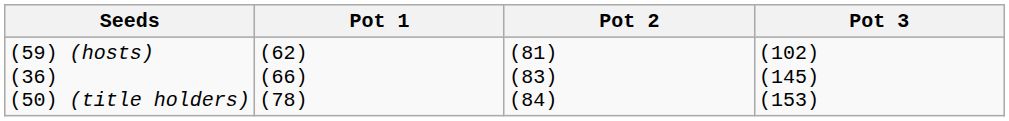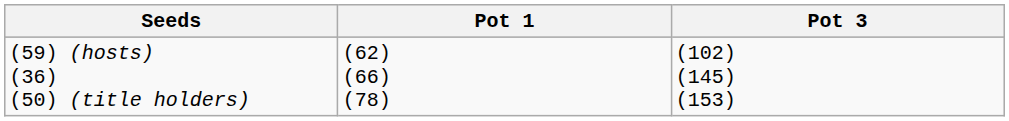- column: (629, 21)
